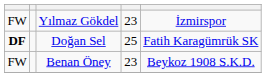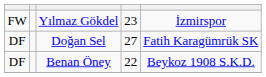(17, 41) bold -> (17, 41) normal
(131, 41) 25 -> (131, 41) 27
(17, 61) FW -> (17, 61) DF
(131, 61) 23 -> (131, 61) 22
